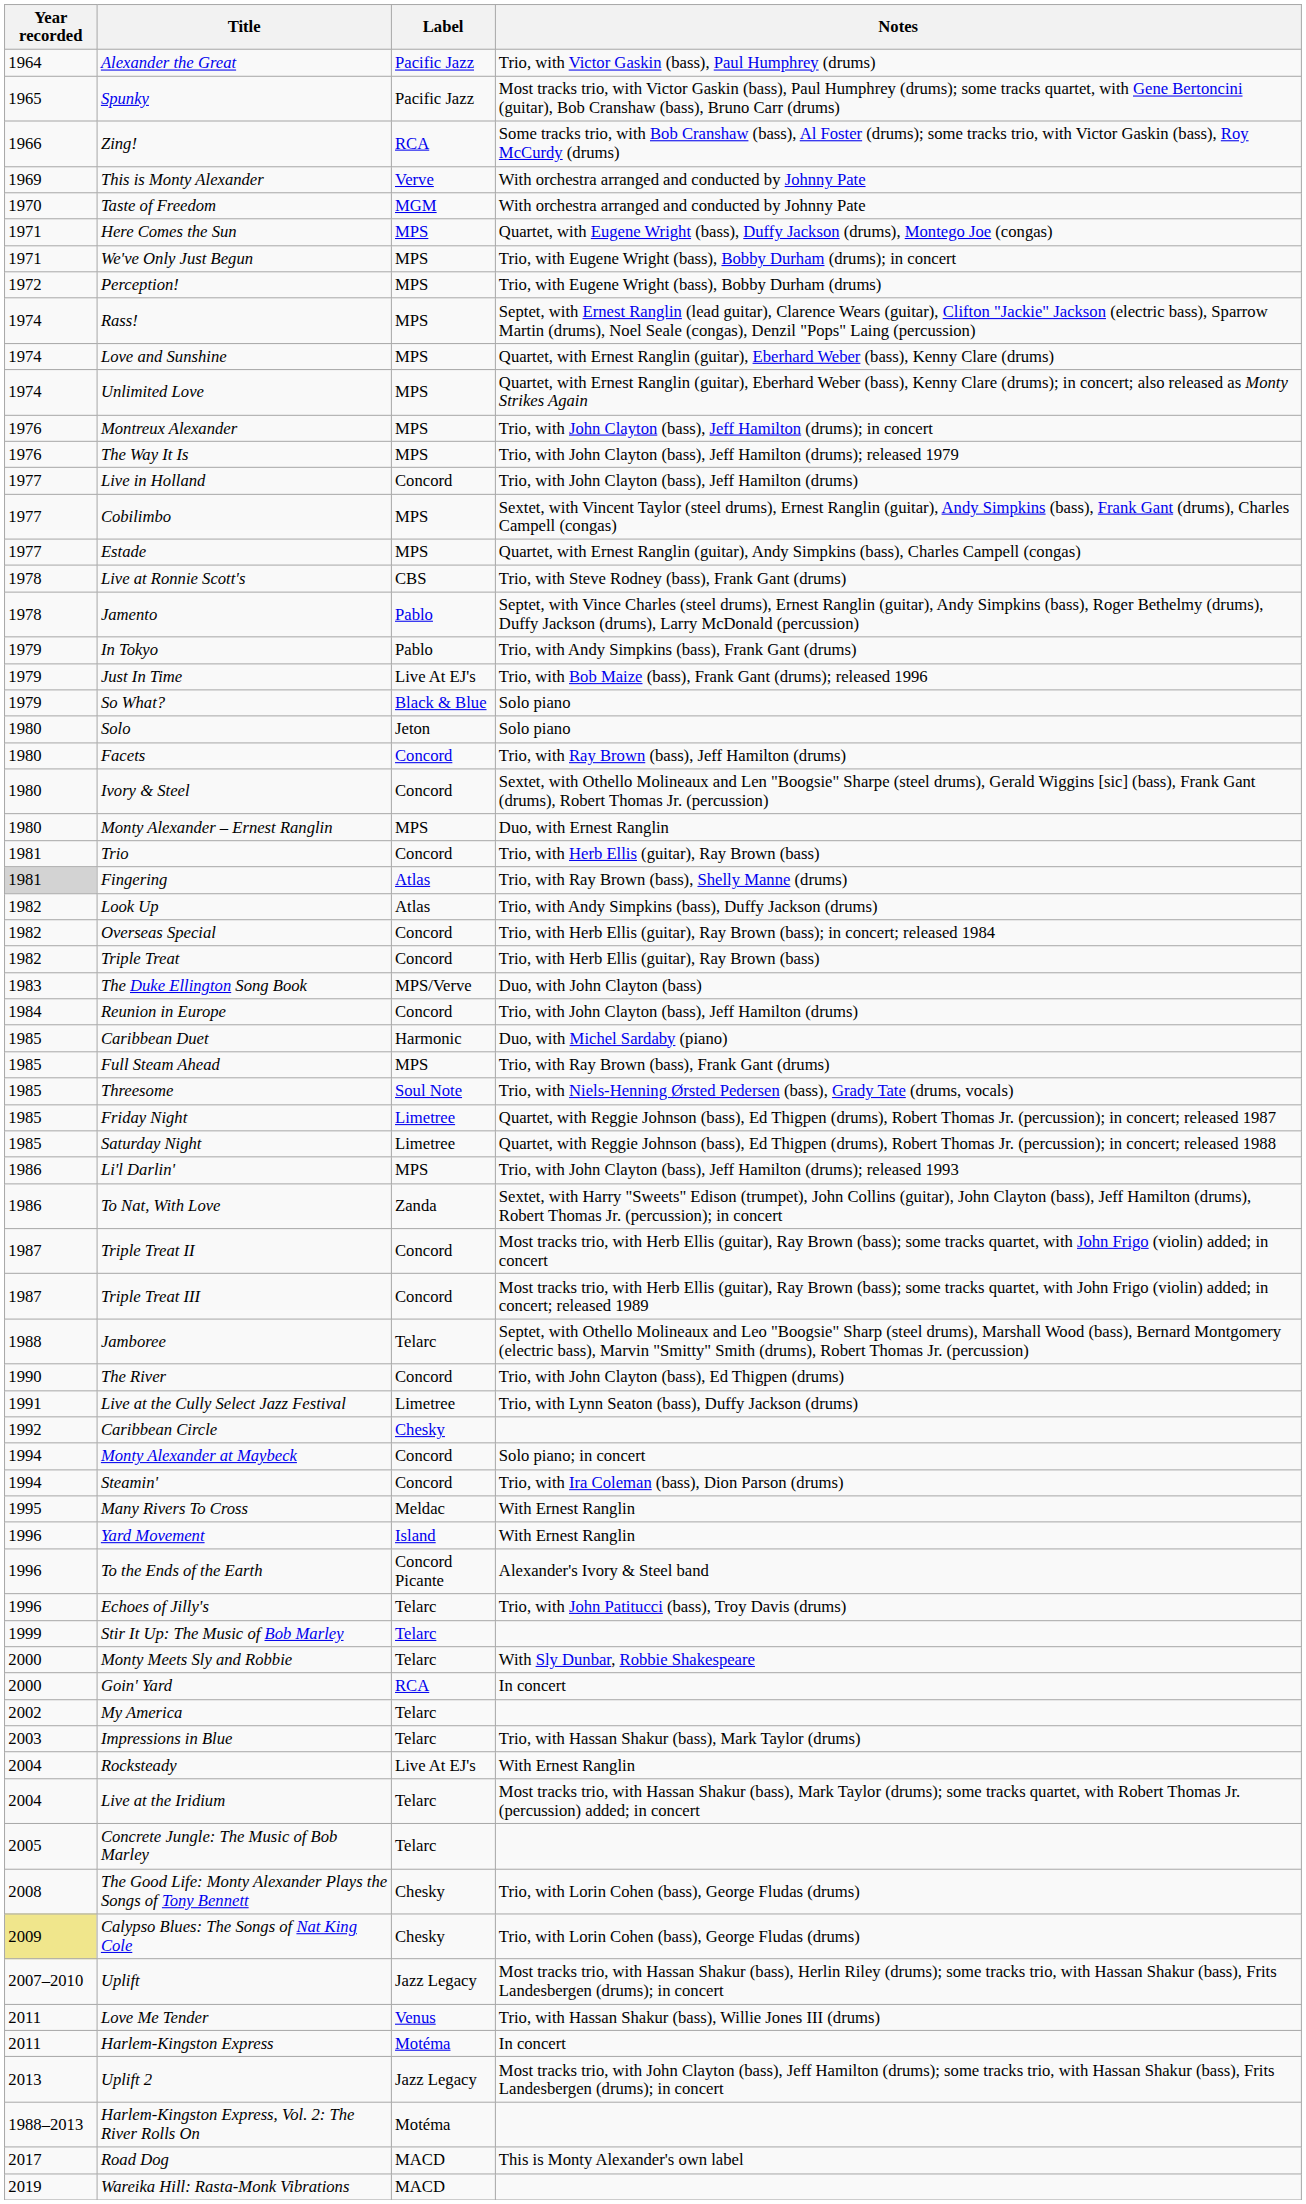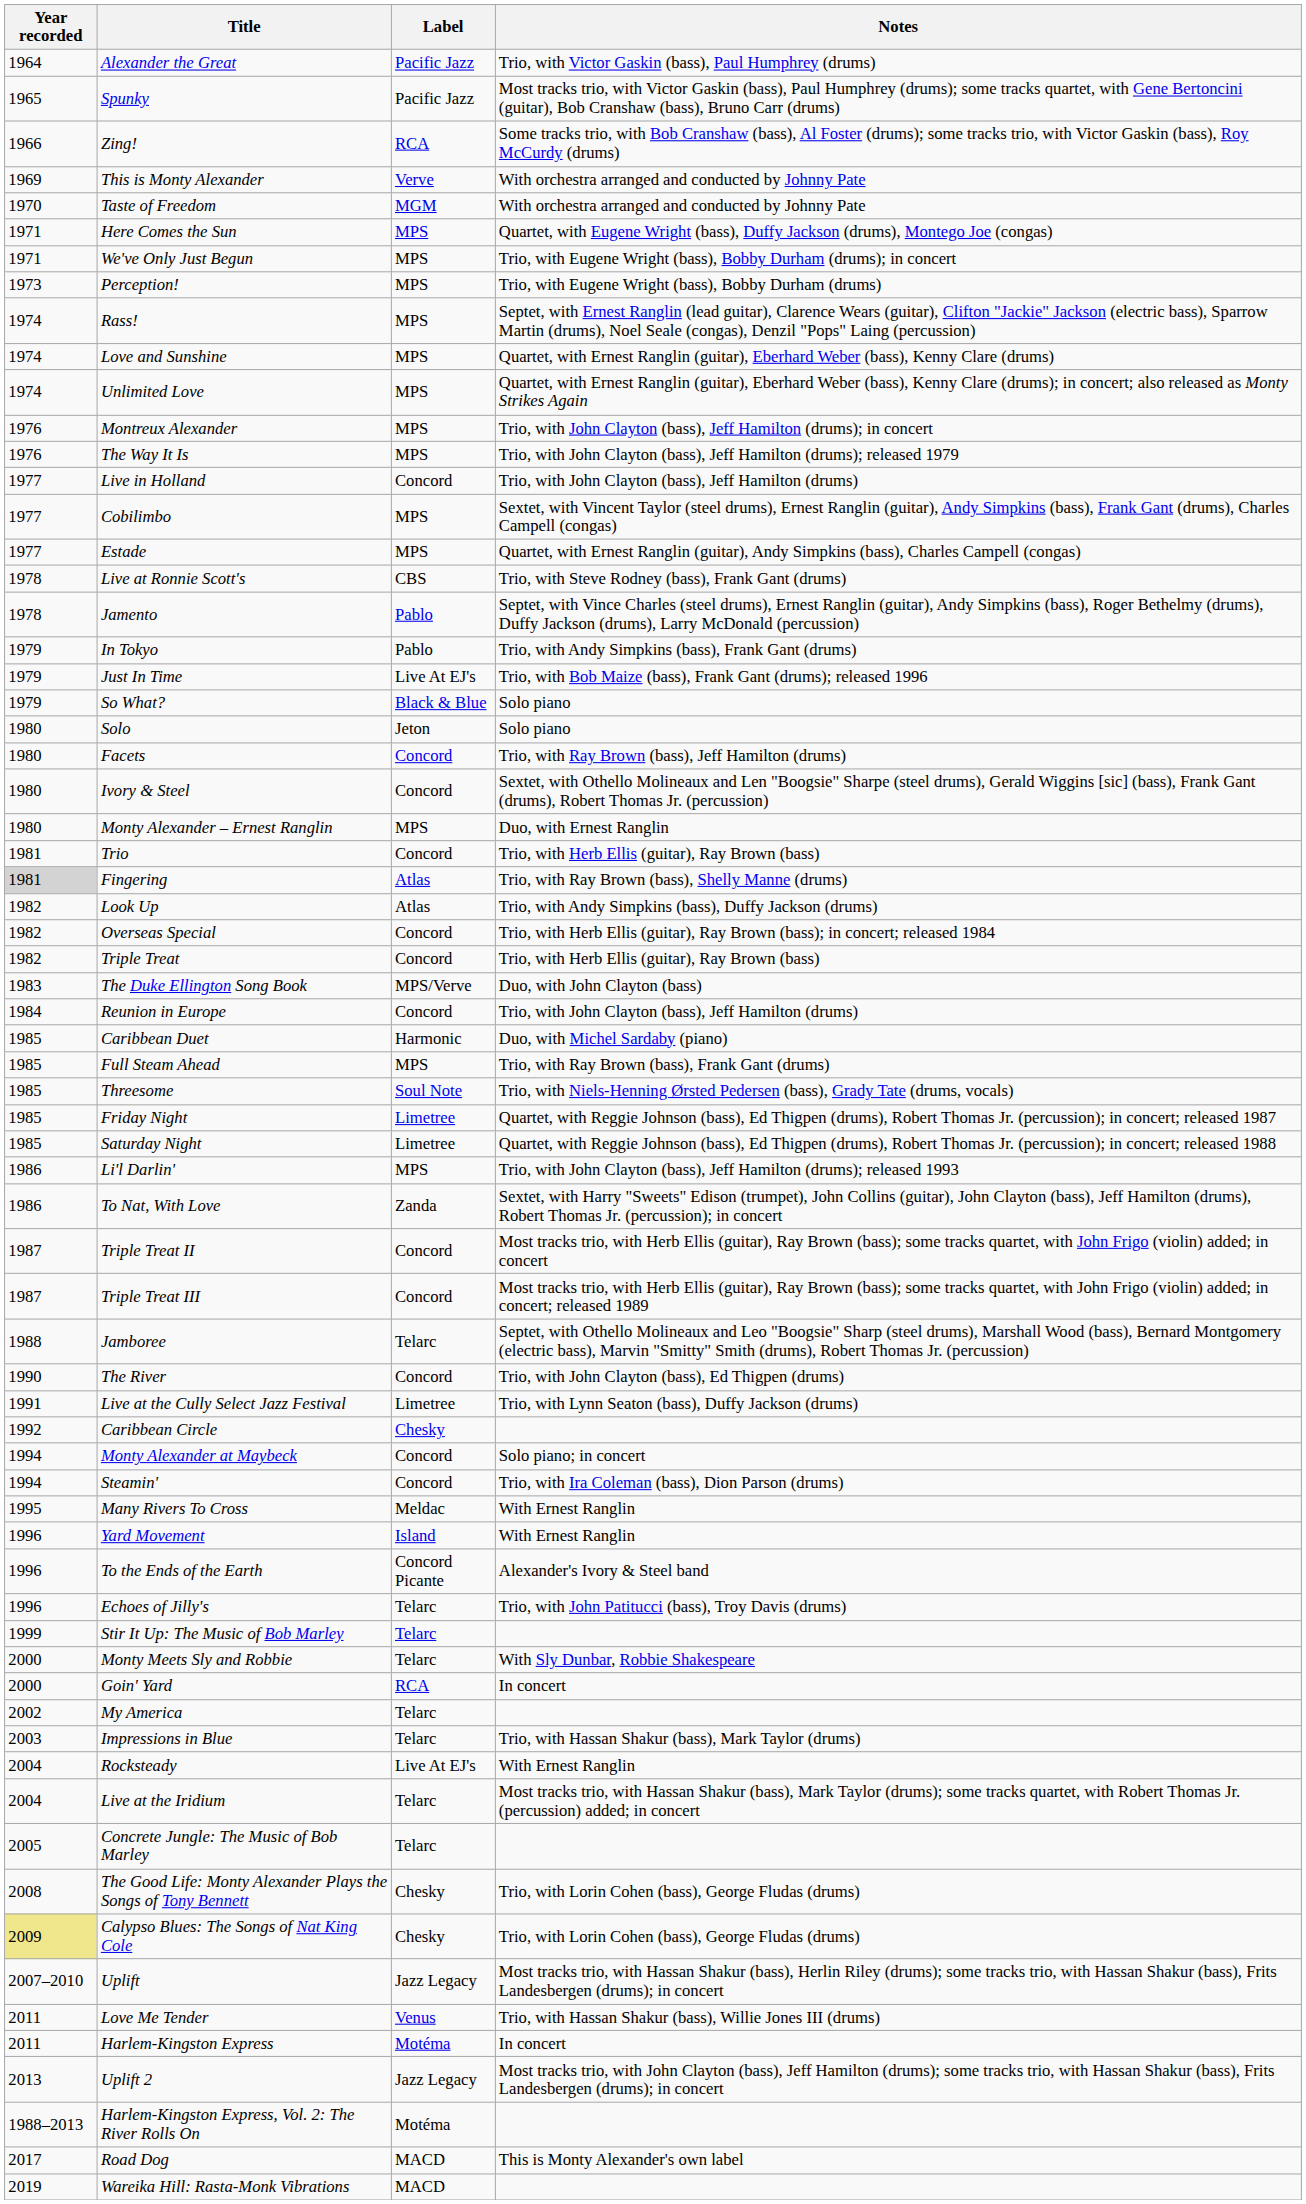(25, 284) 1972 -> (25, 284) 1973
